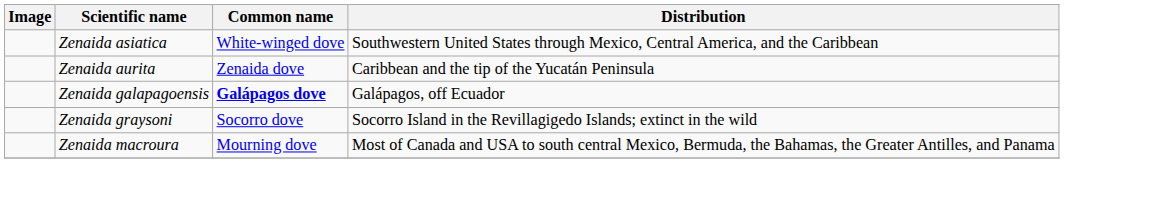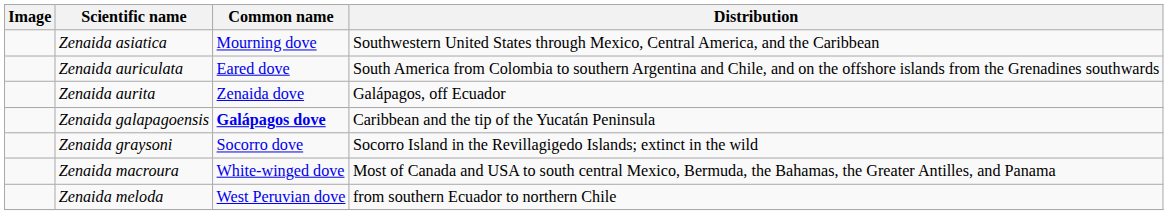(281, 42) White-winged dove -> (267, 42) Mourning dove
+ row: (121, 68)
(503, 68) Caribbean and the tip of the Yucatán Peninsula -> (429, 94) Galápagos, off Ecuador
(428, 94) Galápagos, off Ecuador -> (504, 119) Caribbean and the tip of the Yucatán Peninsula
(267, 145) Mourning dove -> (281, 171) White-winged dove
+ row: (111, 196)
